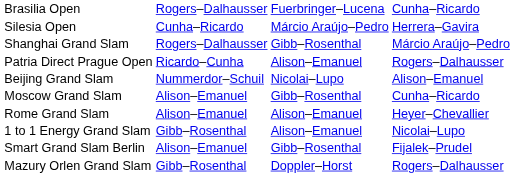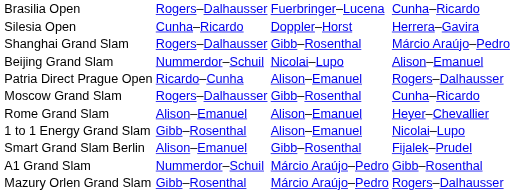(330, 26) Márcio Araújo–Pedro -> (311, 26) Doppler–Horst
rows swapped: (59, 79) <-> (78, 61)
(201, 96) Alison–Emanuel -> (212, 96) Rogers–Dalhausser
+ row: (48, 166)
(311, 166) Doppler–Horst -> (330, 183) Márcio Araújo–Pedro
